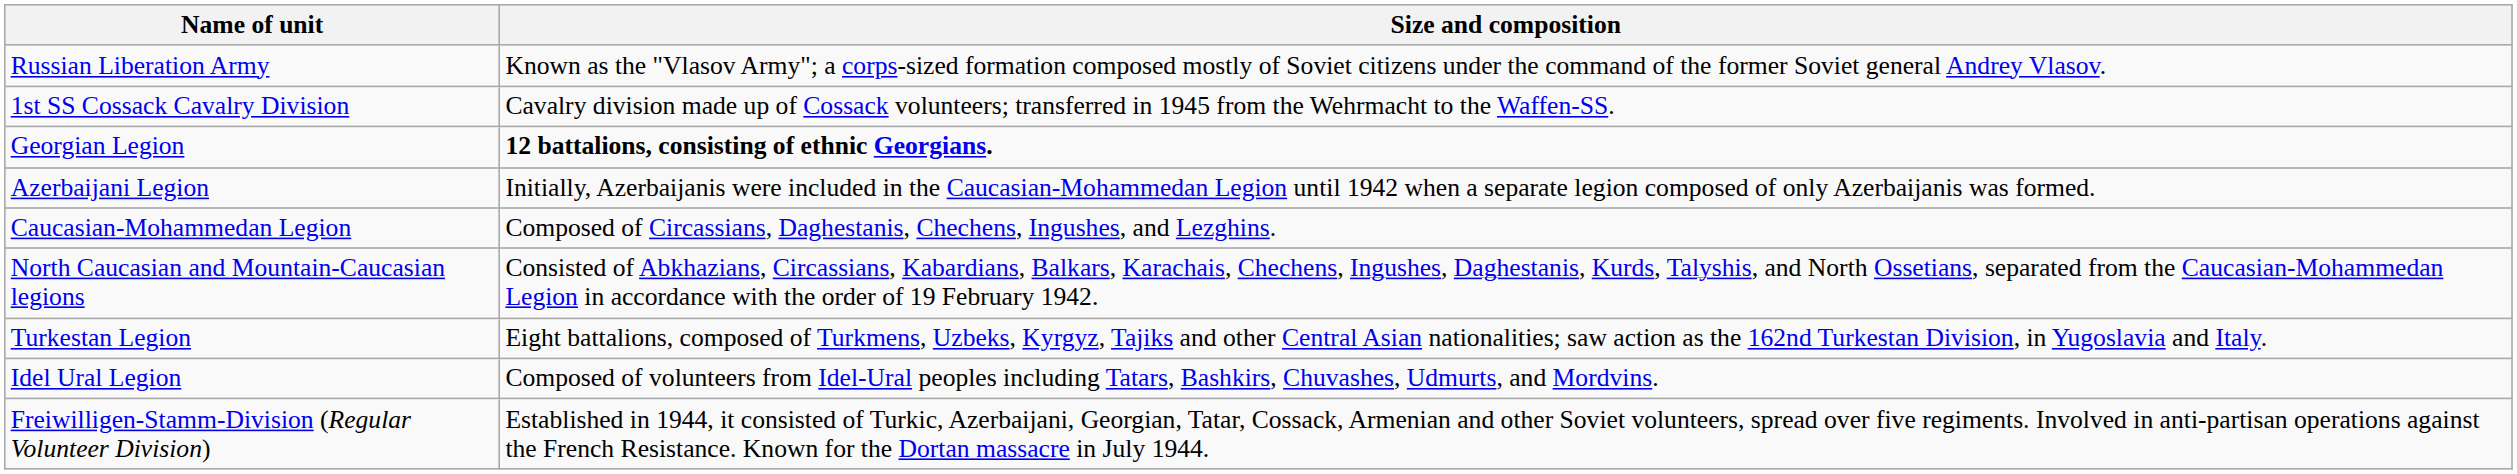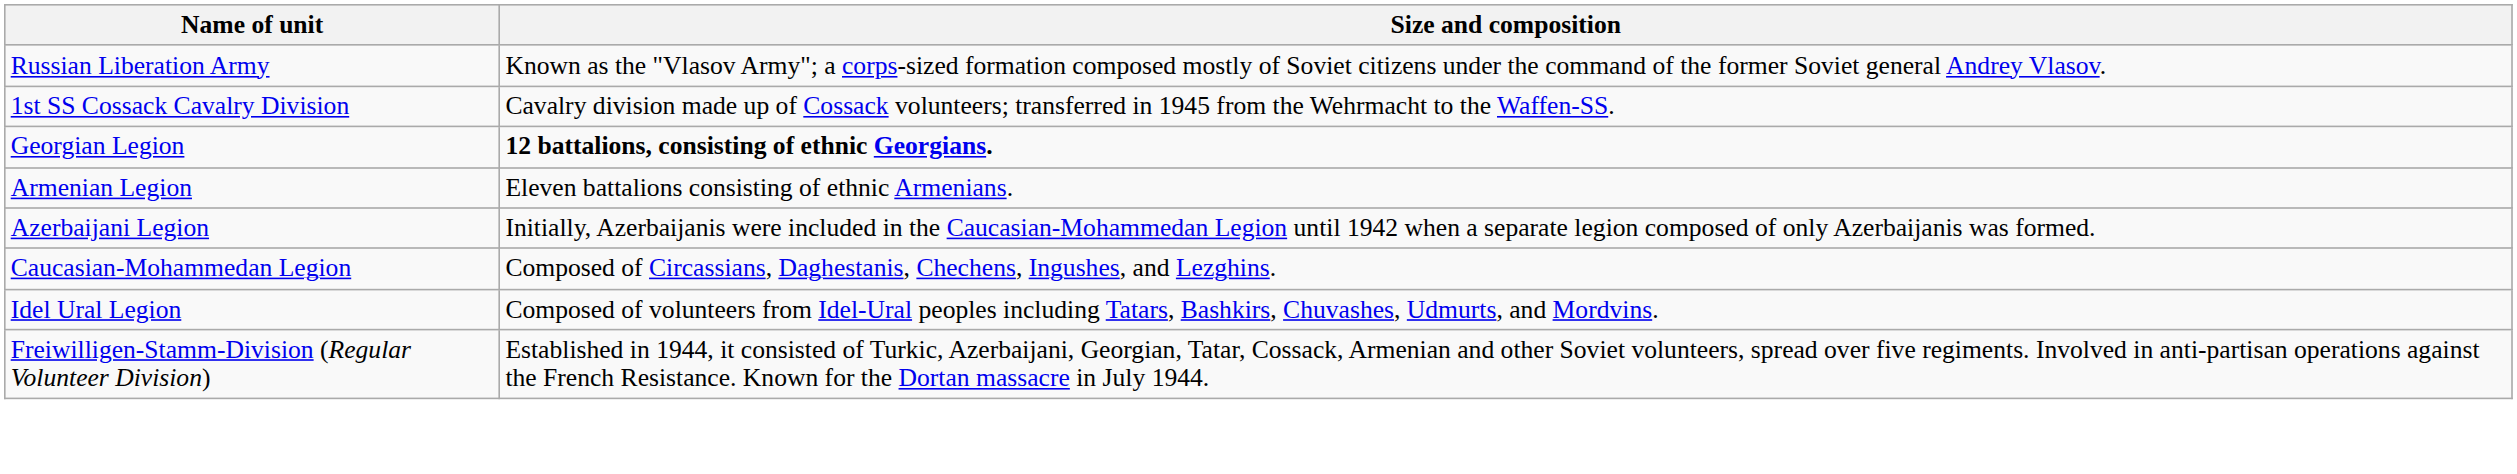+ row: (101, 187)
- row: (228, 282)
- row: (101, 337)
